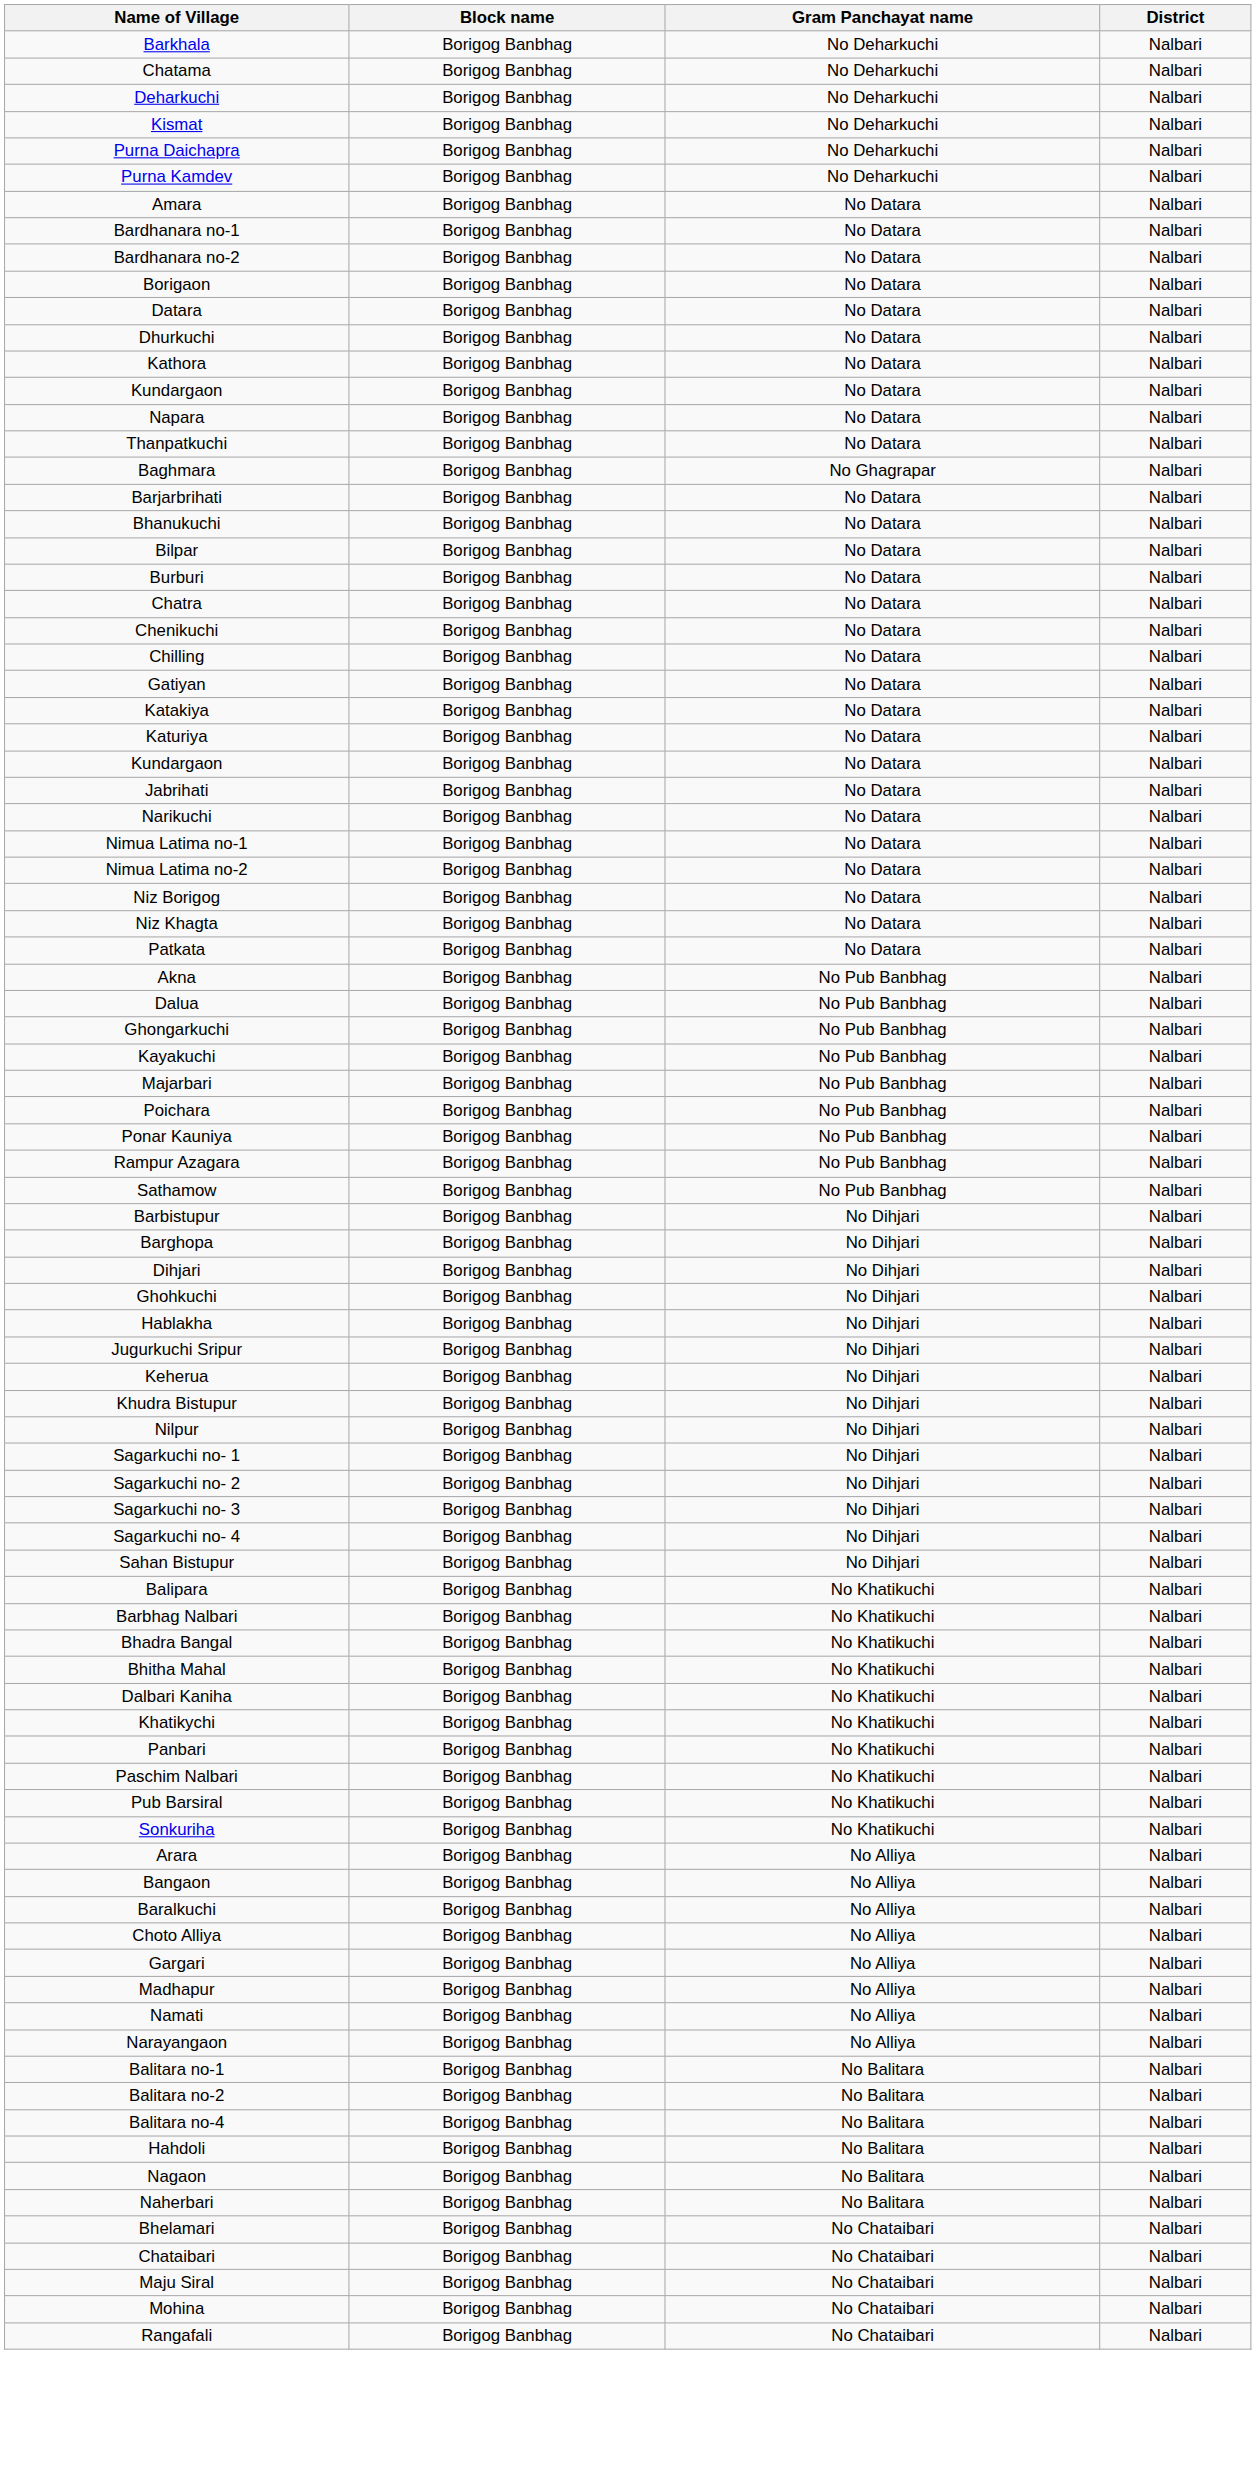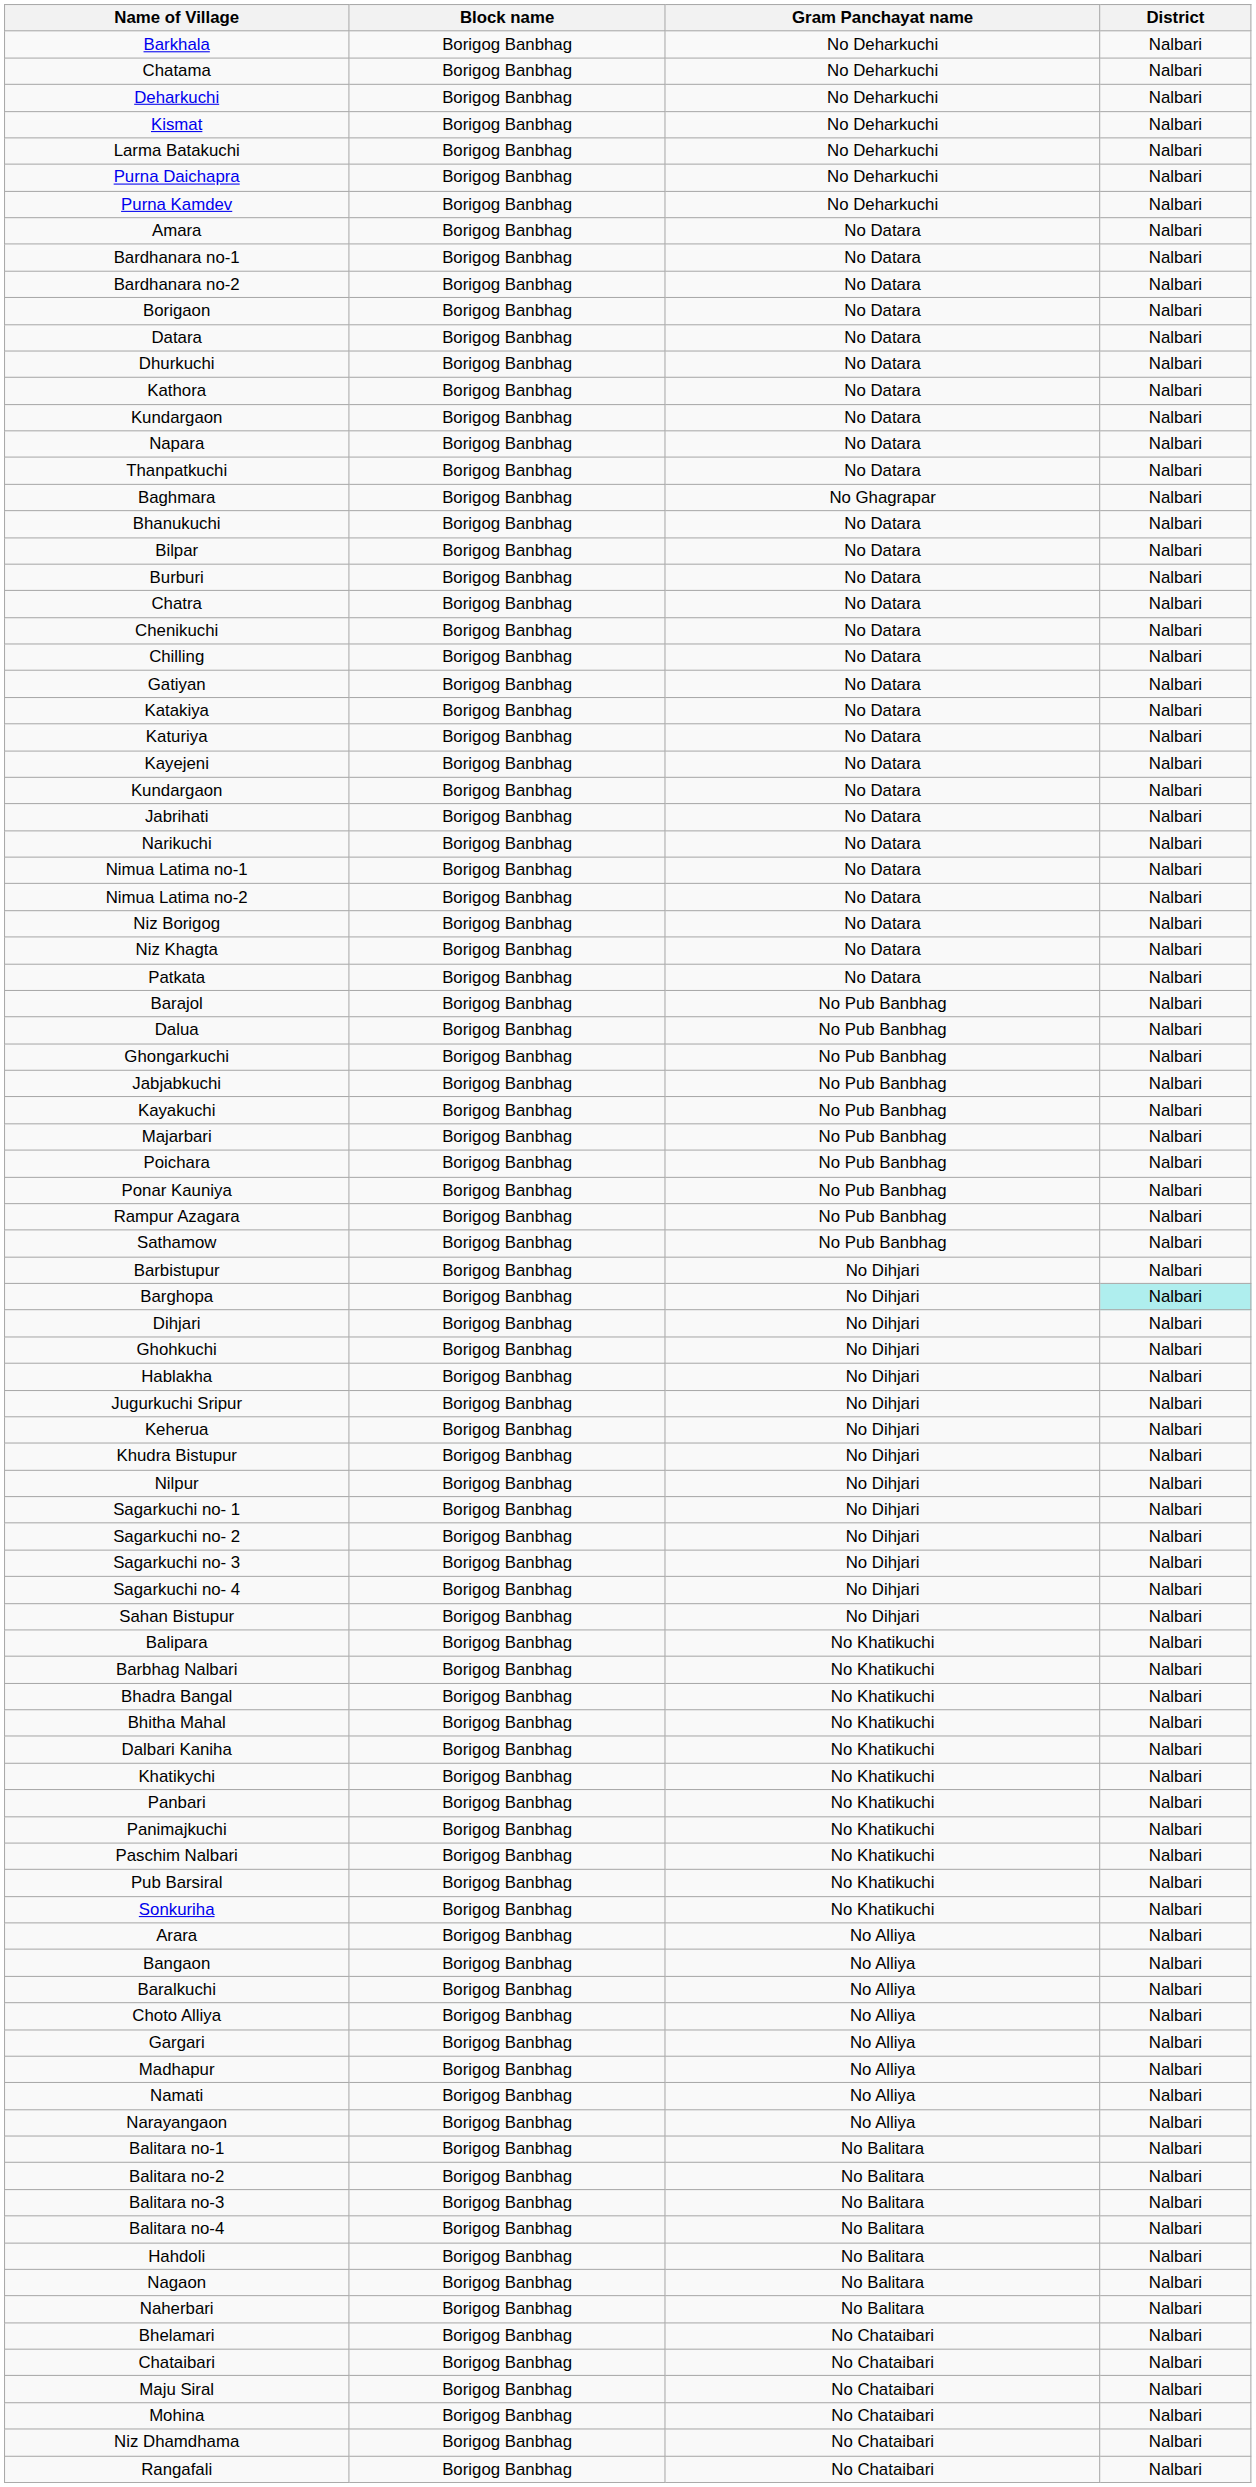+ row: (177, 151)
- row: (177, 497)
+ row: (177, 763)
- row: (177, 976)
+ row: (177, 1003)
+ row: (177, 1083)
(1175, 1243) no background -> (1175, 1296) paleturquoise background
+ row: (177, 1829)
+ row: (177, 2202)
+ row: (177, 2442)
